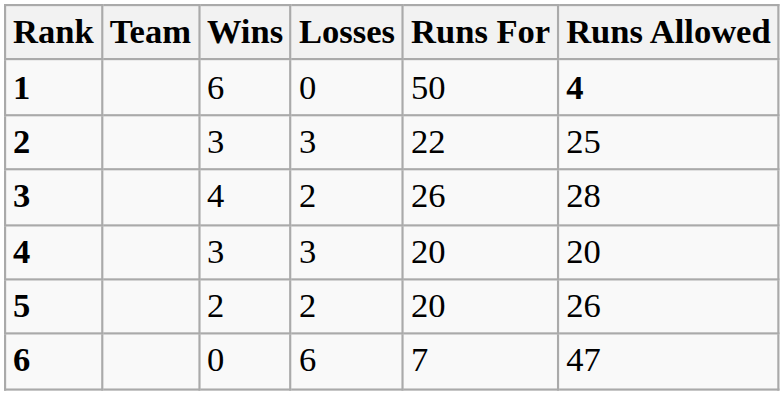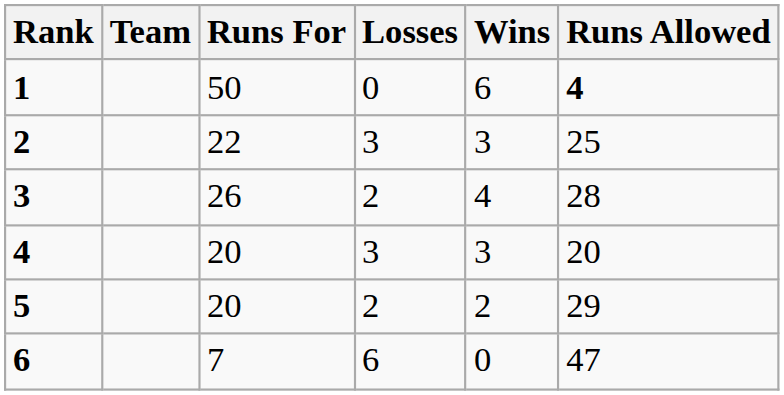columns swapped: (245, 31) <-> (481, 31)
(583, 305) 26 -> (583, 305) 29
